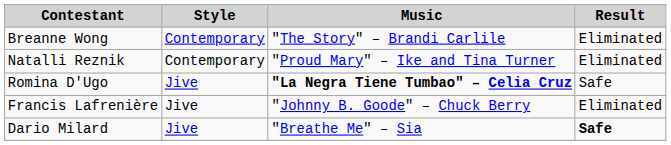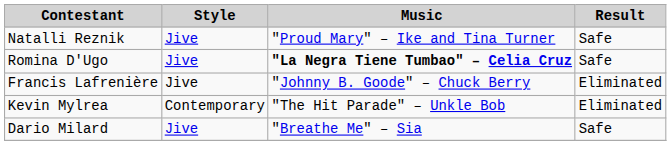- row: (58, 39)
(215, 61) Contemporary -> (181, 39) Jive
(620, 61) Eliminated -> (595, 39) Safe
+ row: (58, 107)
(595, 129) bold -> (595, 129) normal
